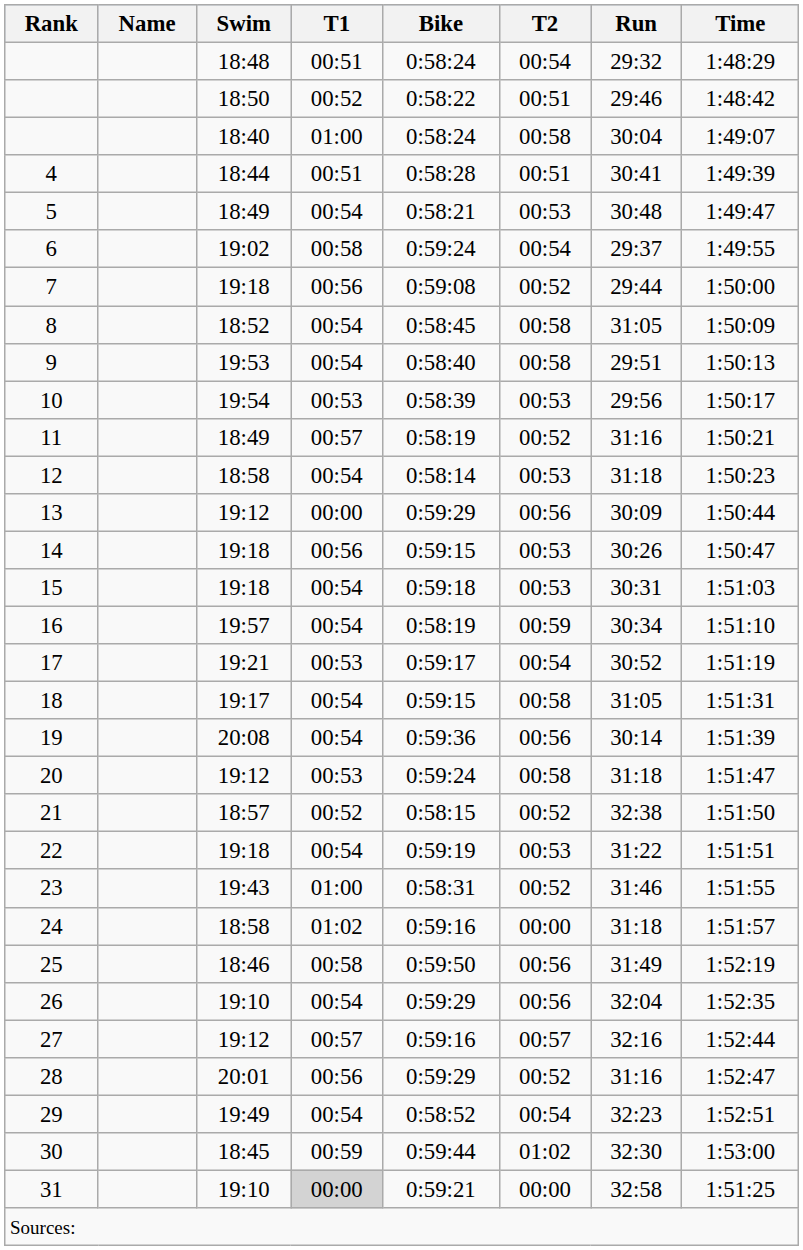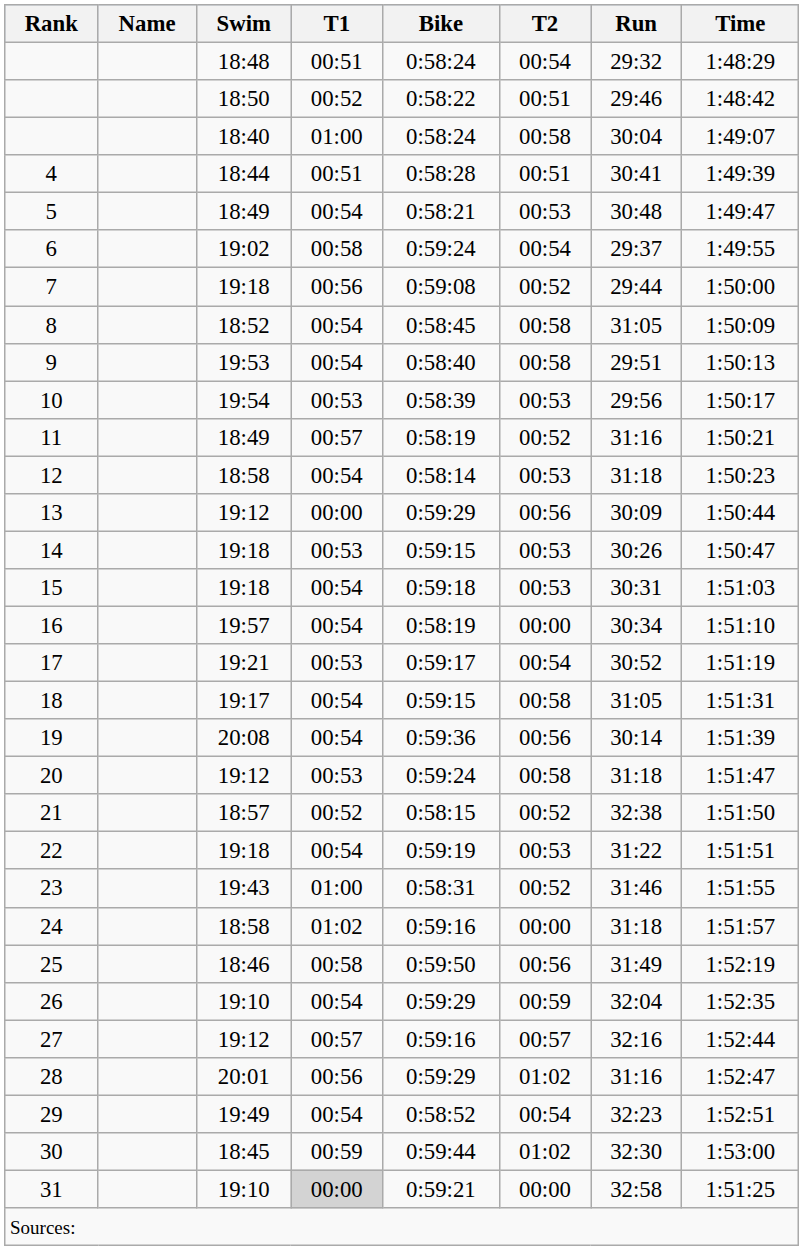(337, 549) 00:56 -> (337, 549) 00:53
(545, 624) 00:59 -> (545, 624) 00:00
(545, 1000) 00:56 -> (545, 1000) 00:59
(545, 1076) 00:52 -> (545, 1076) 01:02
